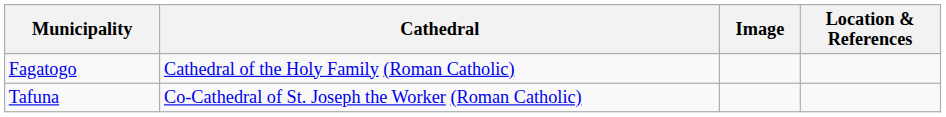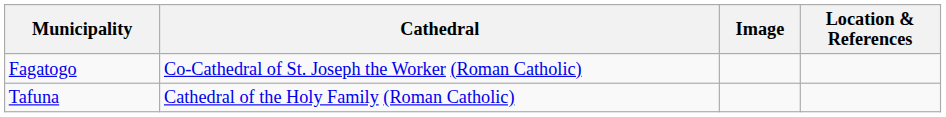(339, 68) Cathedral of the Holy Family (Roman Catholic) -> (373, 68) Co-Cathedral of St. Joseph the Worker (Roman Catholic)
(373, 97) Co-Cathedral of St. Joseph the Worker (Roman Catholic) -> (339, 97) Cathedral of the Holy Family (Roman Catholic)
